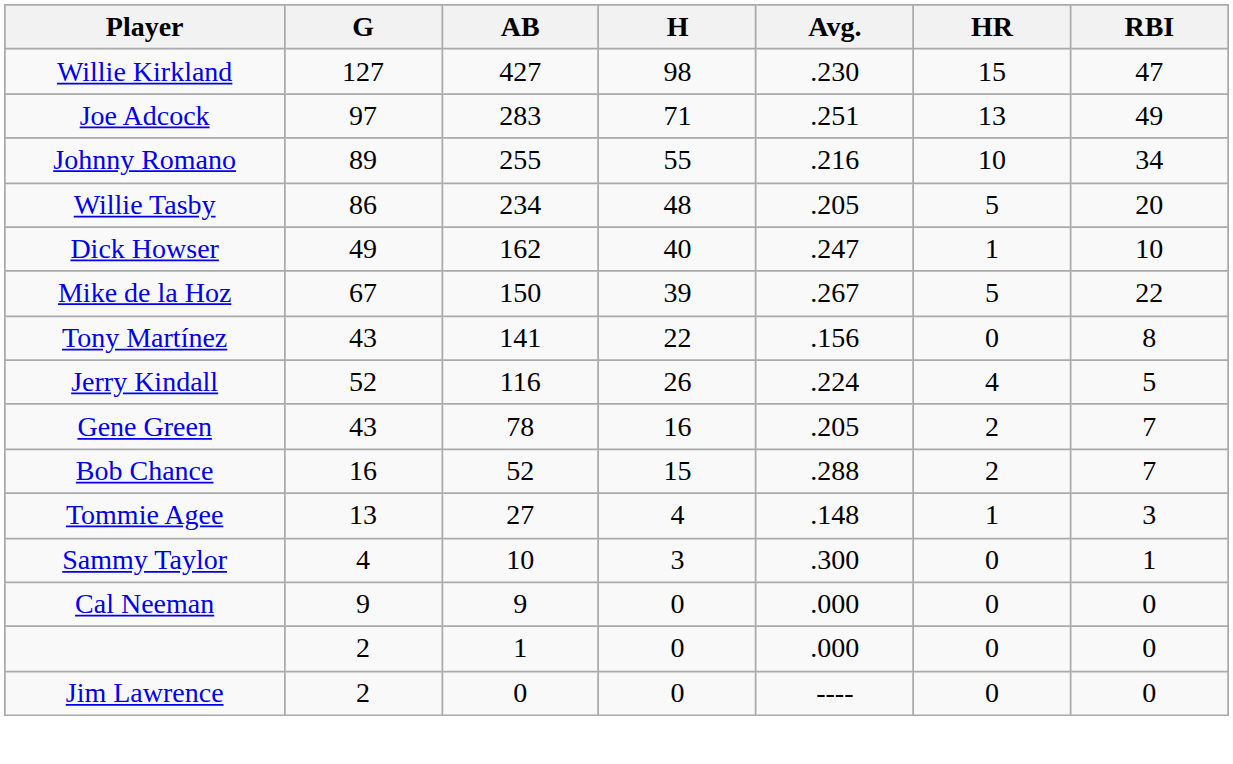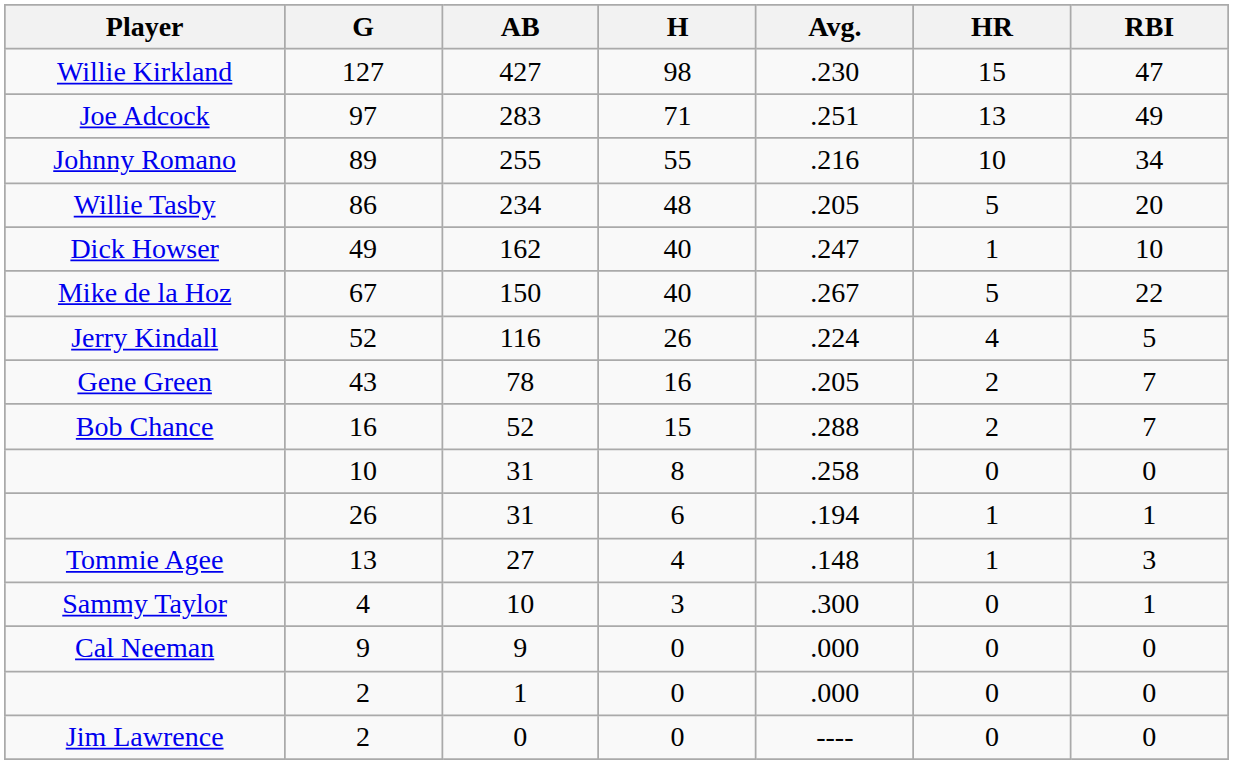(678, 293) 39 -> (678, 293) 40
- row: (363, 337)
+ row: (363, 470)
+ row: (363, 515)
